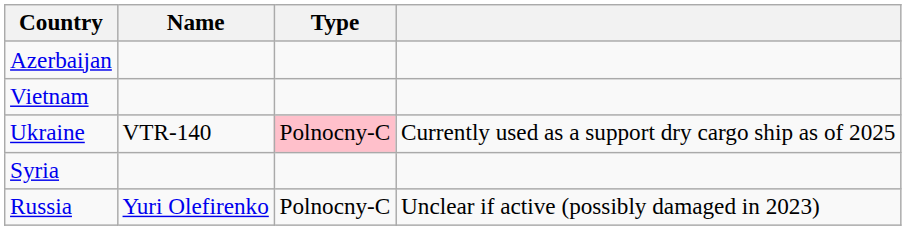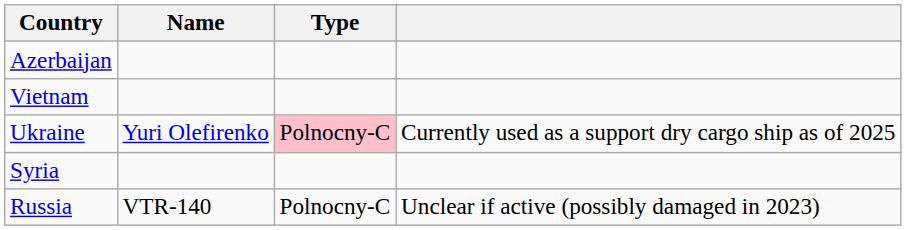(167, 133) VTR-140 -> (196, 133) Yuri Olefirenko
(196, 206) Yuri Olefirenko -> (167, 206) VTR-140
